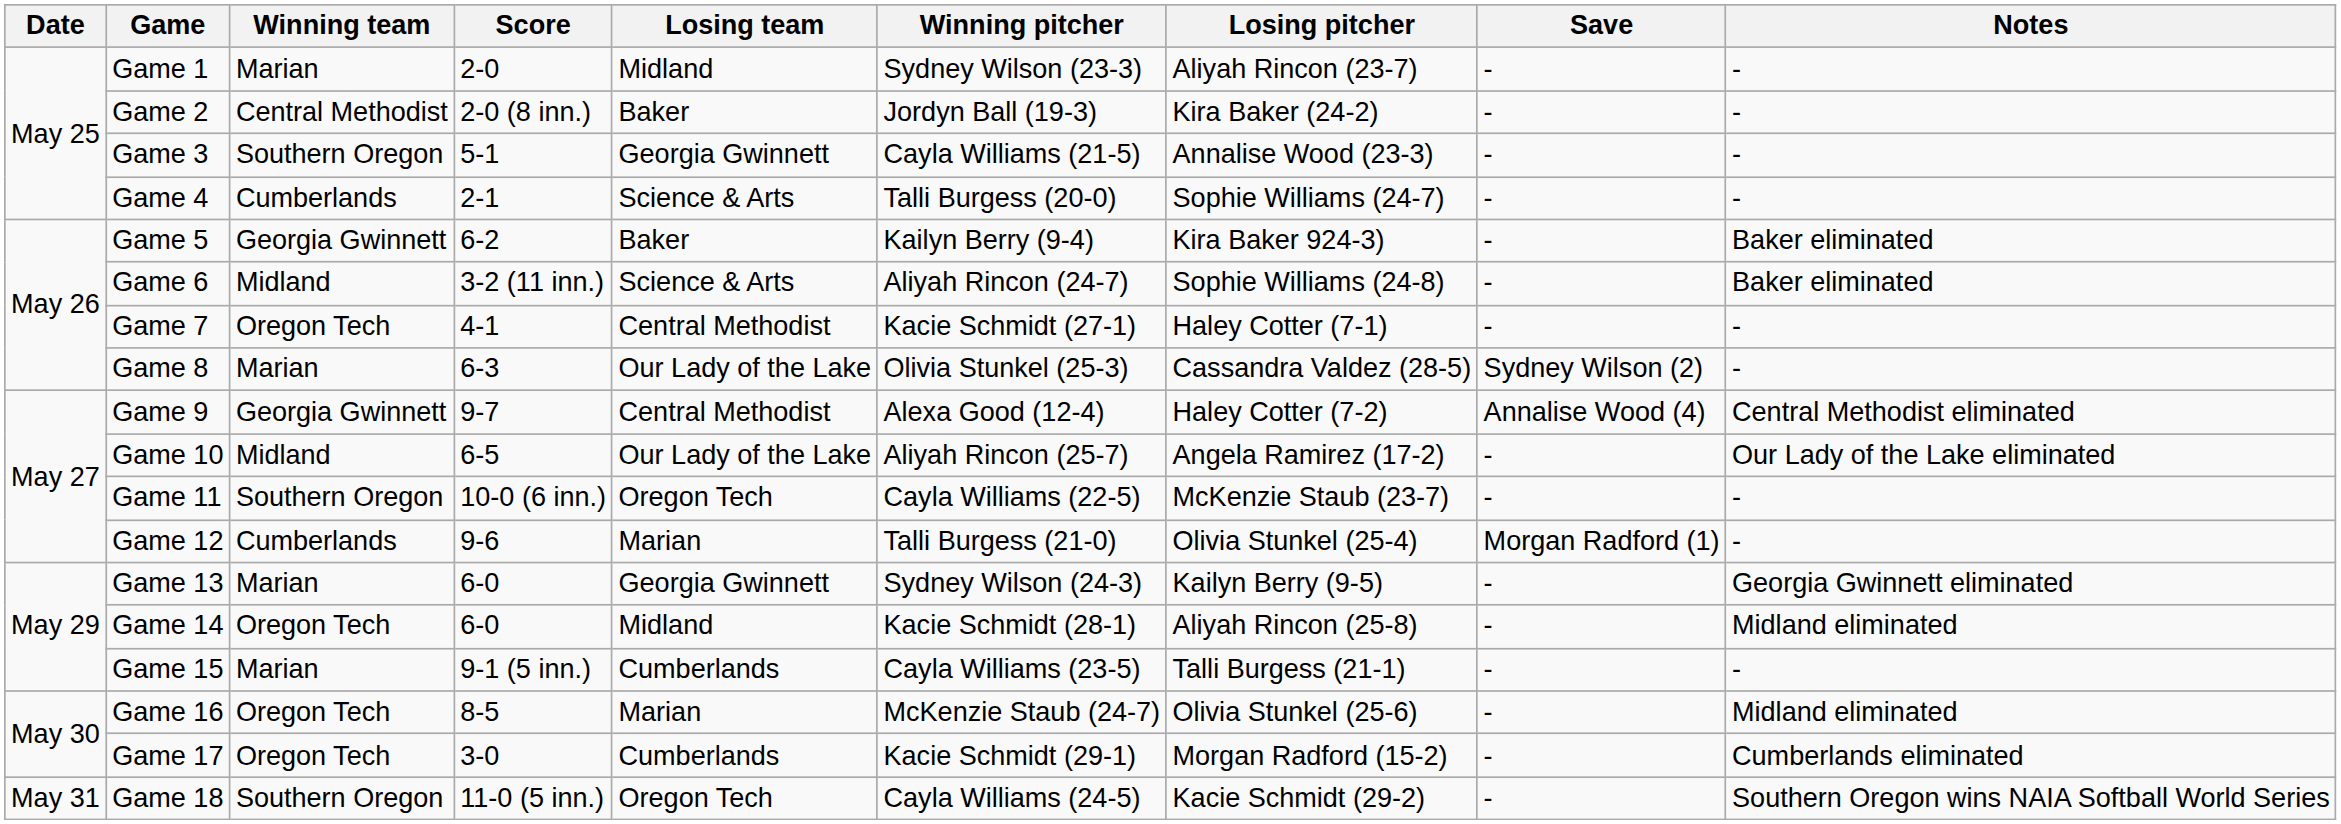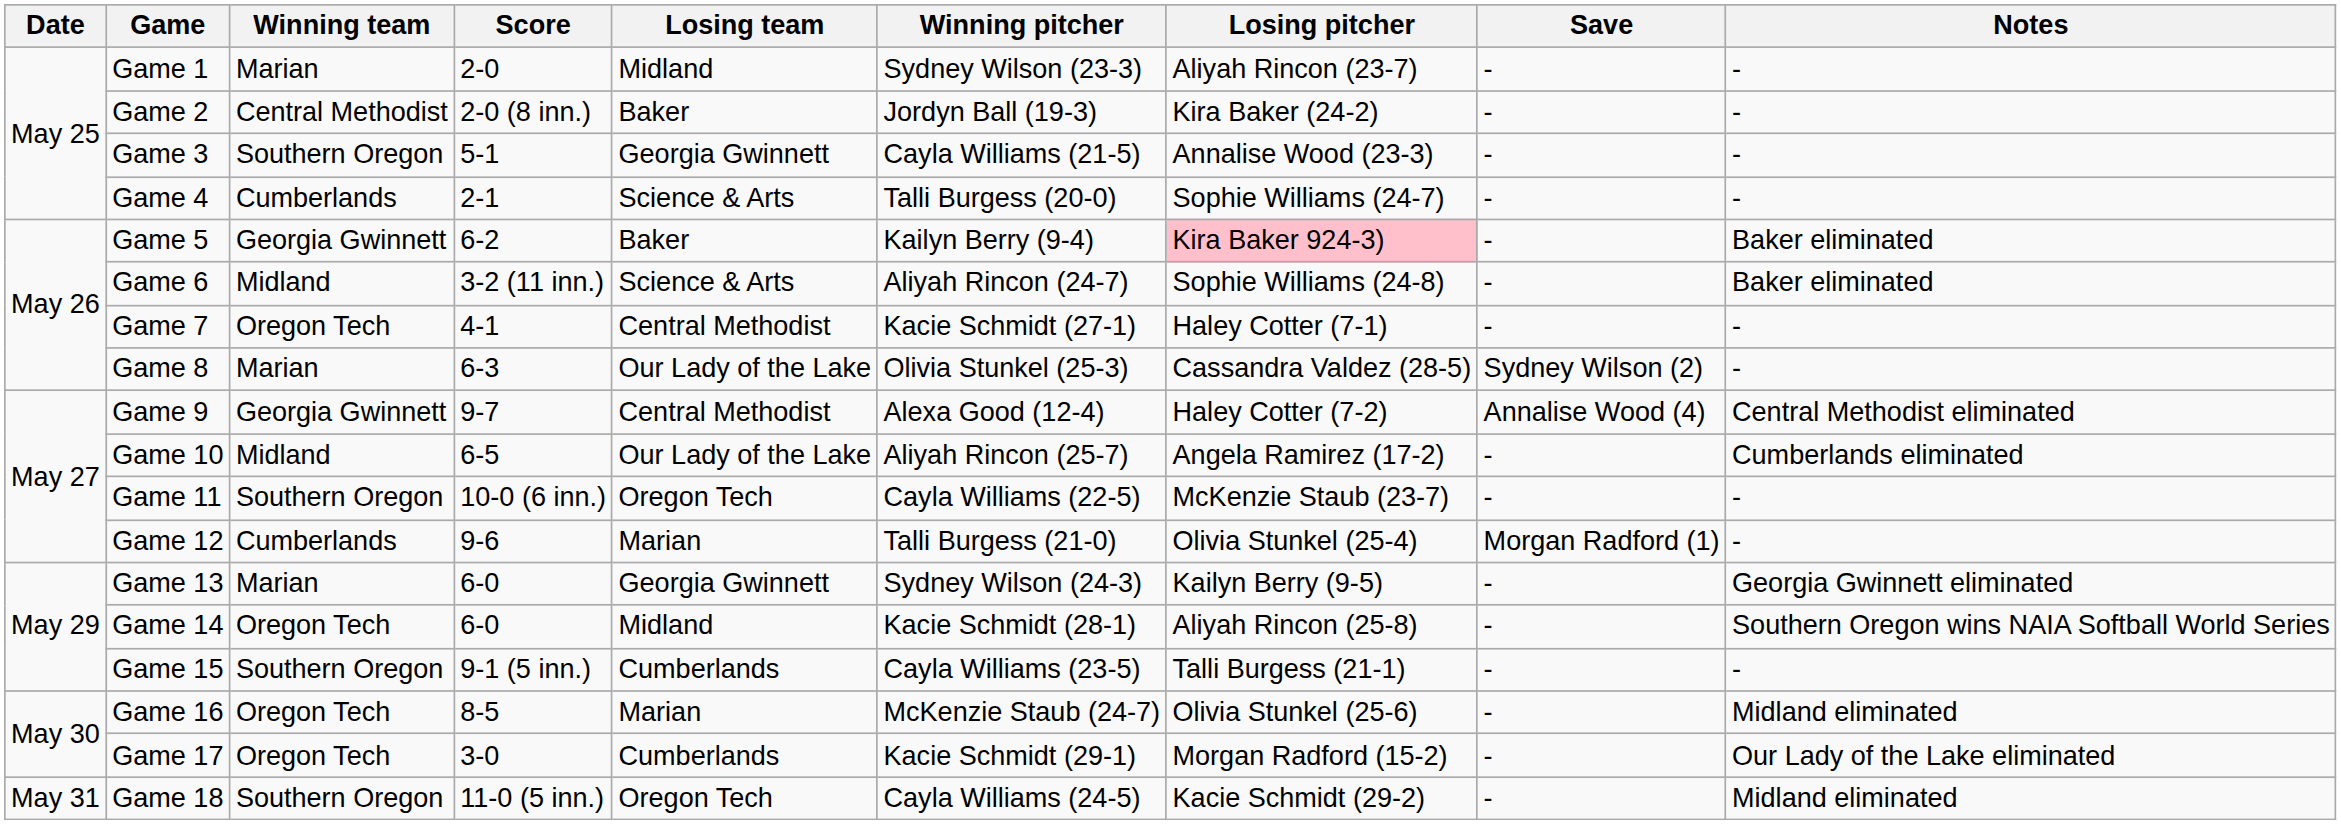(1279, 240) no background -> (1279, 240) pink background
(1924, 454) Our Lady of the Lake eliminated -> (1878, 454) Cumberlands eliminated
(1845, 626) Midland eliminated -> (2031, 626) Southern Oregon wins NAIA Softball World Series
(277, 669) Marian -> (340, 669) Southern Oregon
(1878, 754) Cumberlands eliminated -> (1924, 754) Our Lady of the Lake eliminated
(2031, 797) Southern Oregon wins NAIA Softball World Series -> (1845, 797) Midland eliminated
